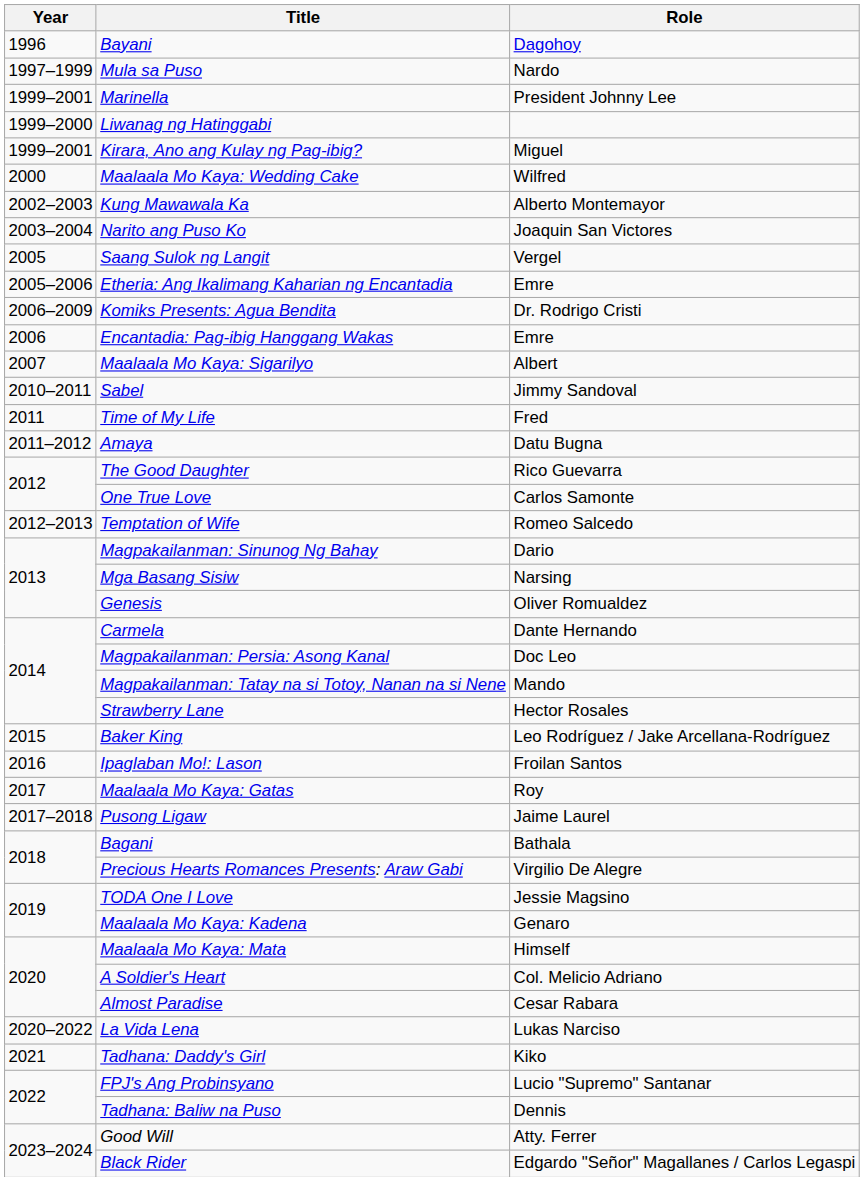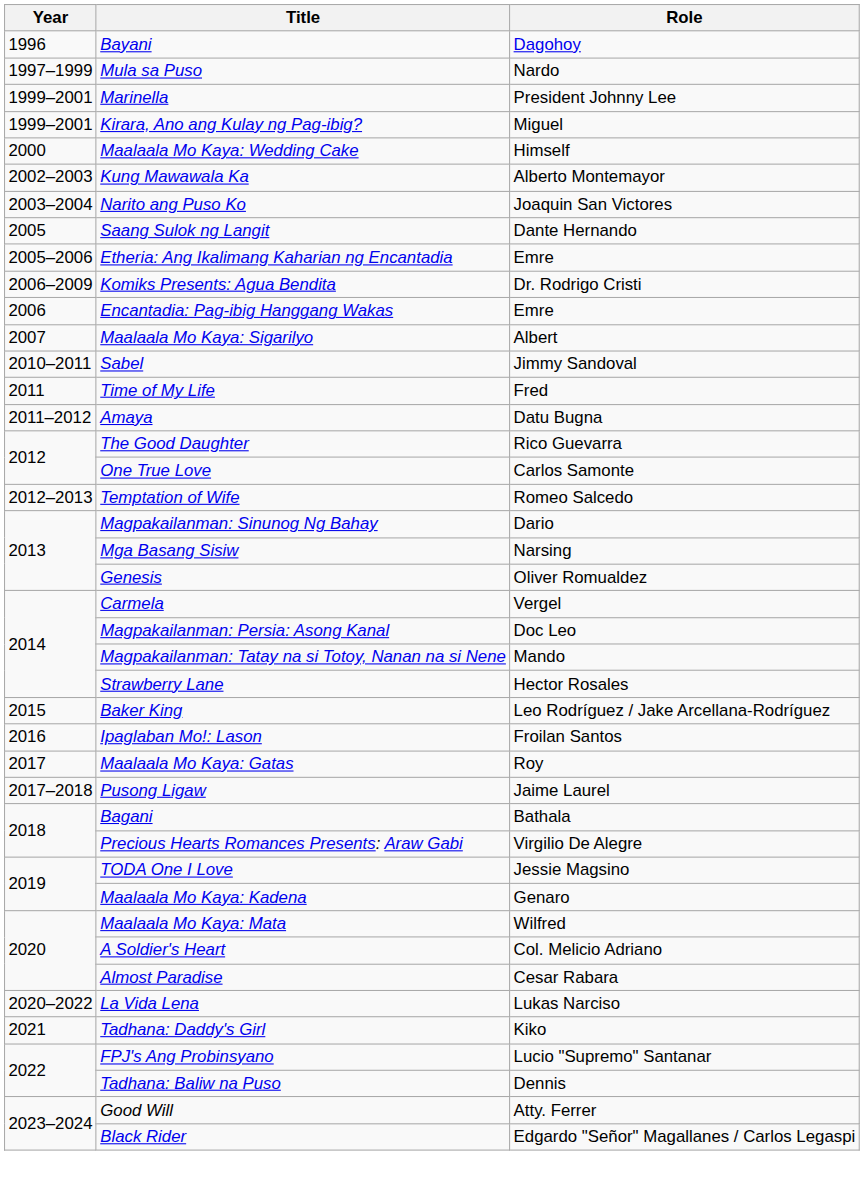- row: (186, 124)
(540, 177) Wilfred -> (542, 151) Himself
(537, 257) Vergel -> (575, 230) Dante Hernando
(575, 630) Dante Hernando -> (537, 603) Vergel
(542, 950) Himself -> (540, 923) Wilfred
